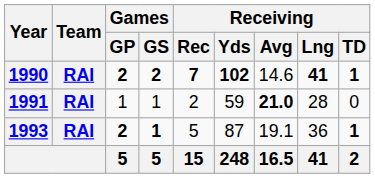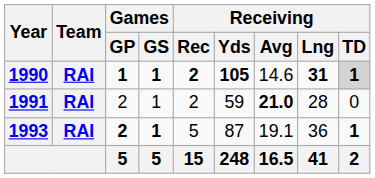(122, 74) 2 -> (122, 74) 1
(156, 74) 2 -> (156, 74) 1
(194, 74) 7 -> (194, 74) 2
(234, 74) 102 -> (234, 74) 105
(318, 74) 41 -> (318, 74) 31
(354, 74) no background -> (354, 74) lightgrey background
(122, 103) 1 -> (122, 103) 2
